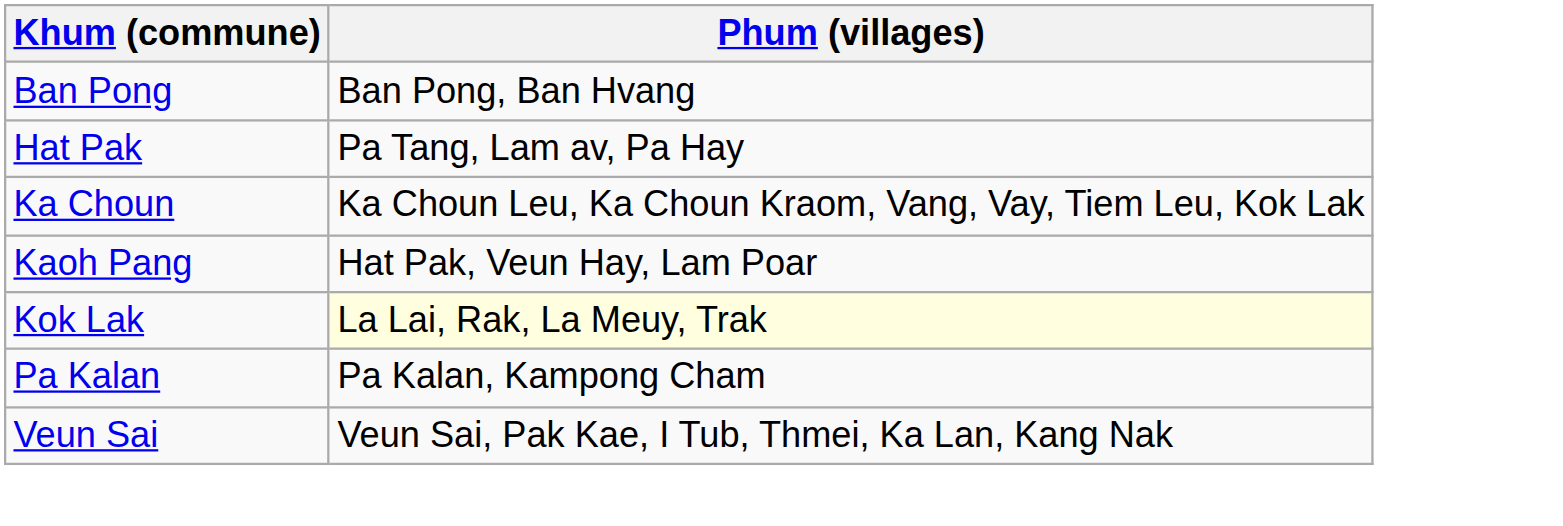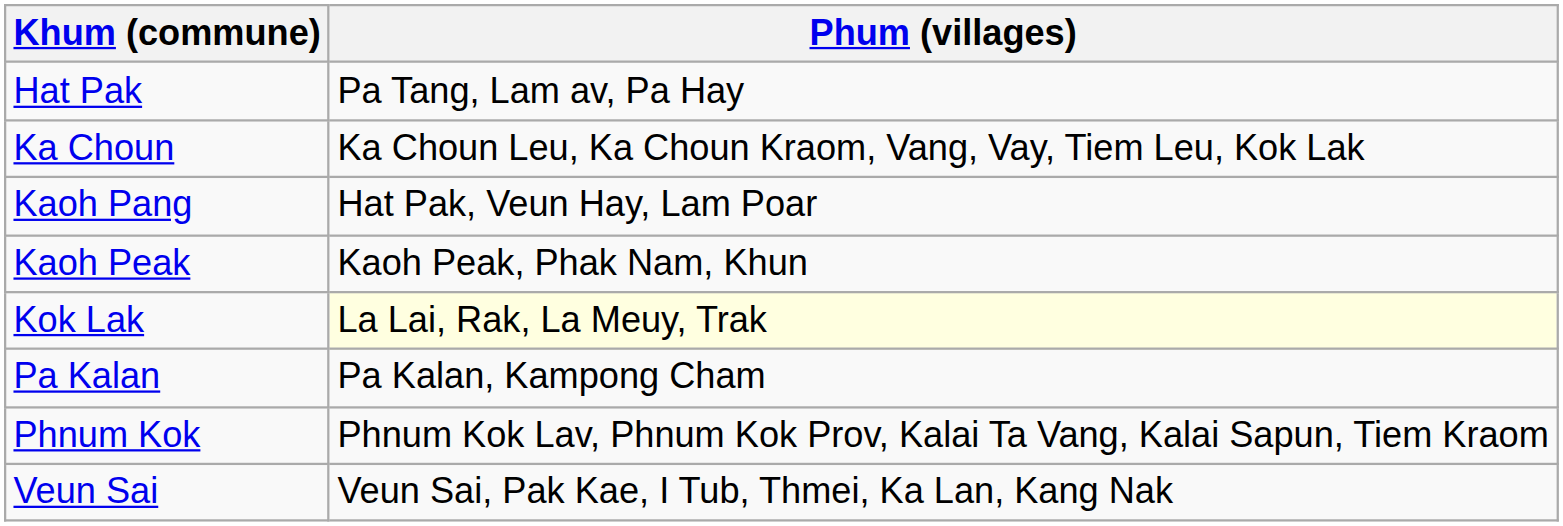- row: (93, 90)
+ row: (102, 262)
+ row: (107, 434)
